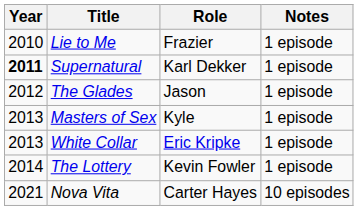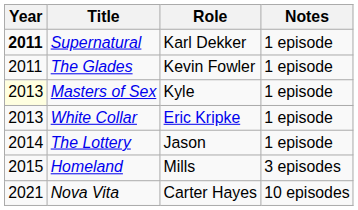- row: (83, 42)
(26, 92) 2012 -> (25, 67) 2011
(185, 92) Jason -> (209, 67) Kevin Fowler
(26, 117) no background -> (26, 92) lightyellow background
(209, 167) Kevin Fowler -> (185, 142) Jason
+ row: (87, 167)
